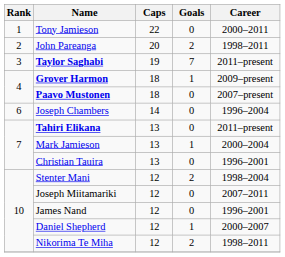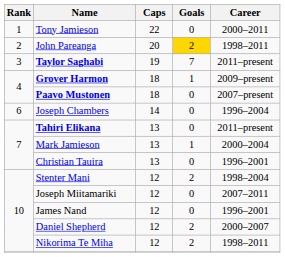(192, 45) no background -> (192, 45) gold background
(192, 227) 1 -> (192, 227) 2
